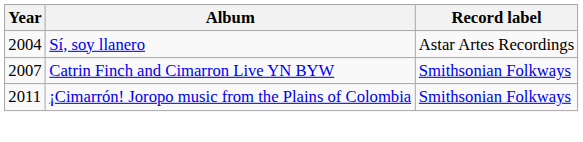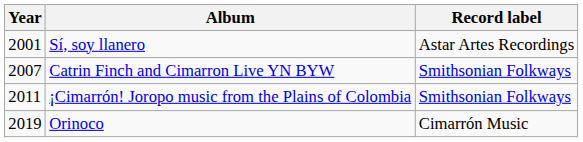(25, 44) 2004 -> (25, 44) 2001
+ row: (77, 123)
